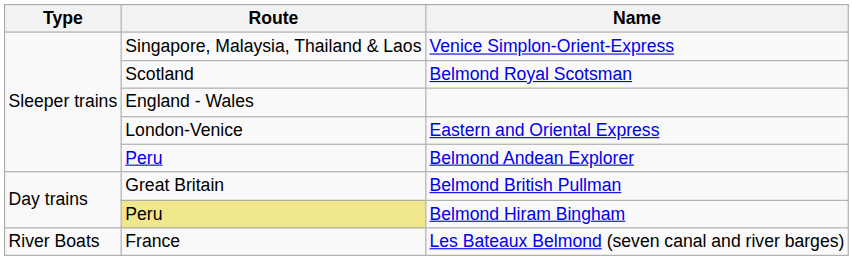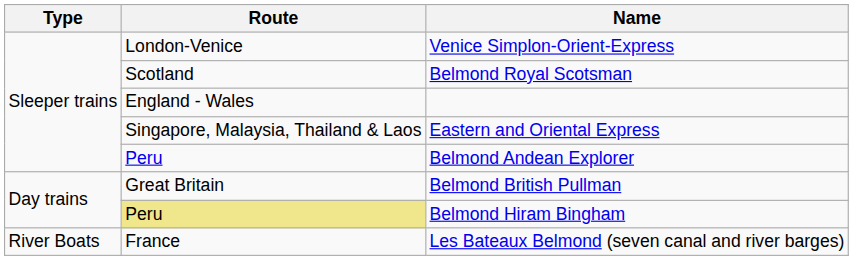(273, 46) Singapore, Malaysia, Thailand & Laos -> (184, 46) London-Venice
(184, 130) London-Venice -> (273, 130) Singapore, Malaysia, Thailand & Laos
